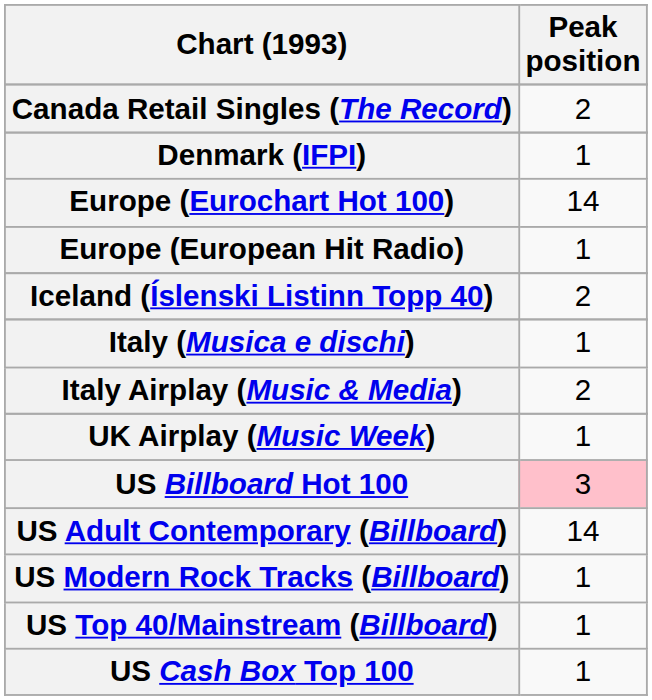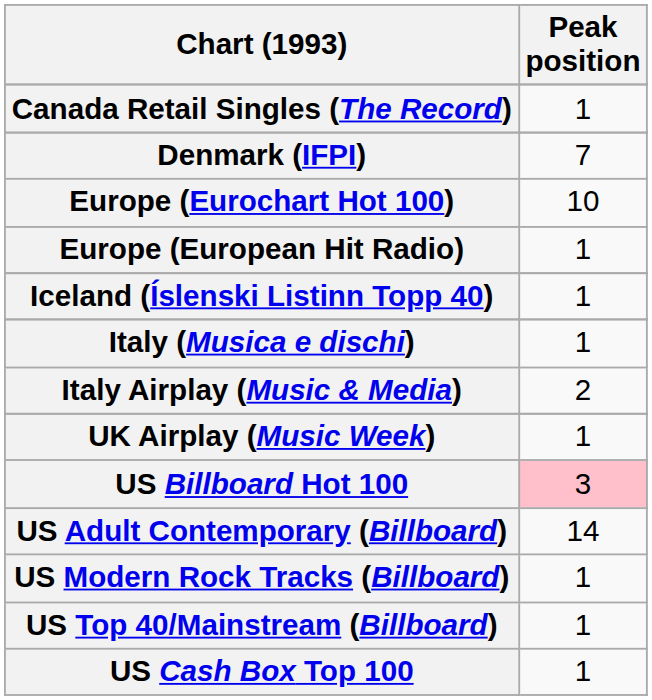(583, 108) 2 -> (583, 108) 1
(583, 155) 1 -> (583, 155) 7
(583, 202) 14 -> (583, 202) 10
(583, 295) 2 -> (583, 295) 1
